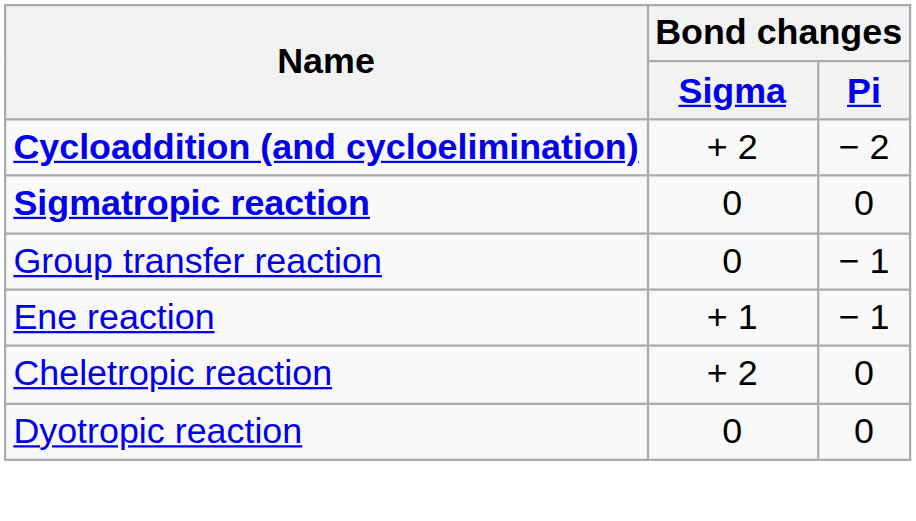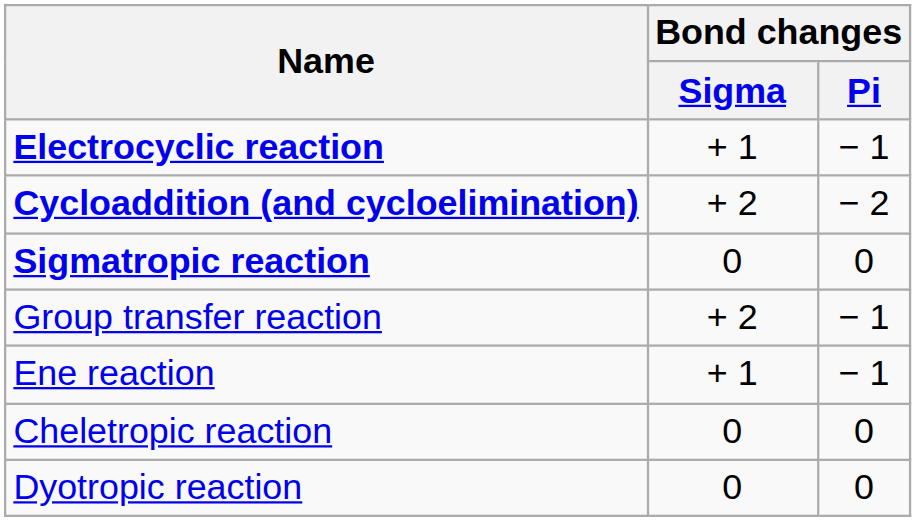+ row: (199, 146)
(732, 260) 0 -> (732, 317) + 2
(732, 373) + 2 -> (732, 430) 0
